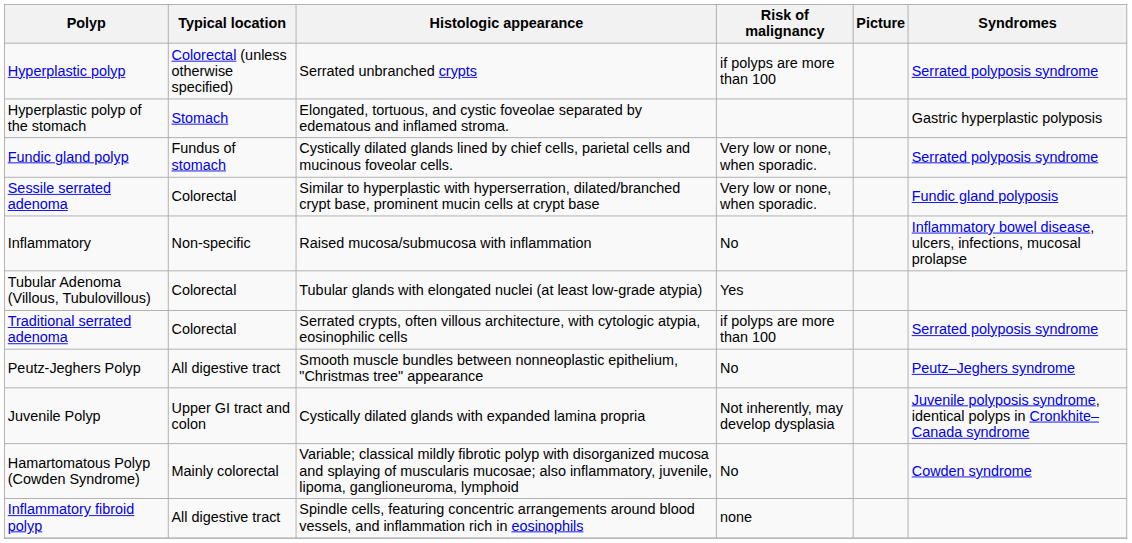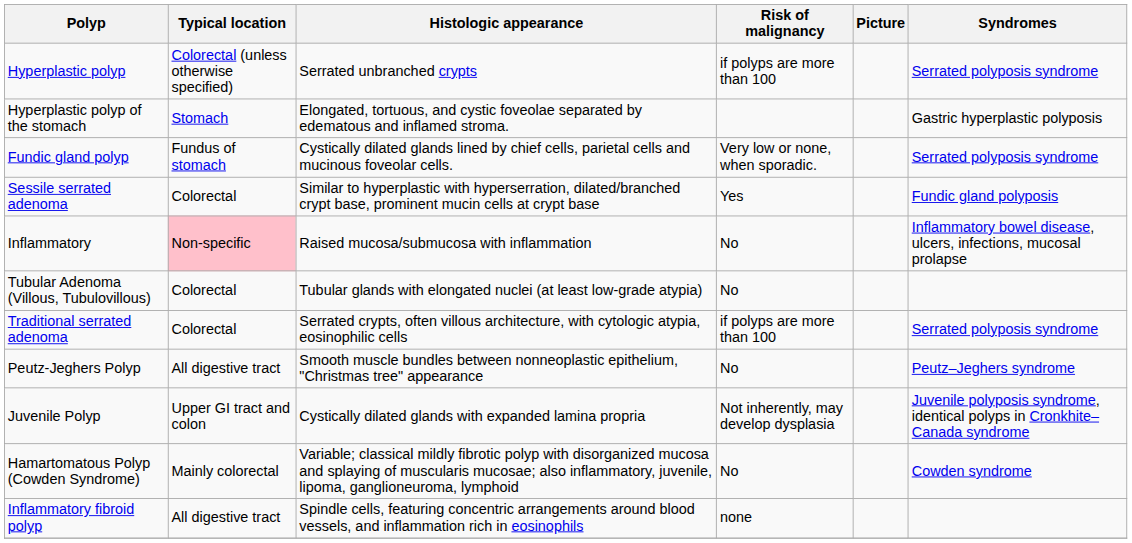(776, 196) Very low or none, when sporadic. -> (732, 196) Yes
(211, 243) no background -> (211, 243) pink background
(732, 290) Yes -> (729, 290) No
